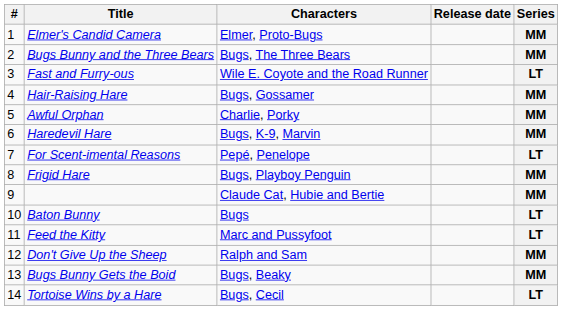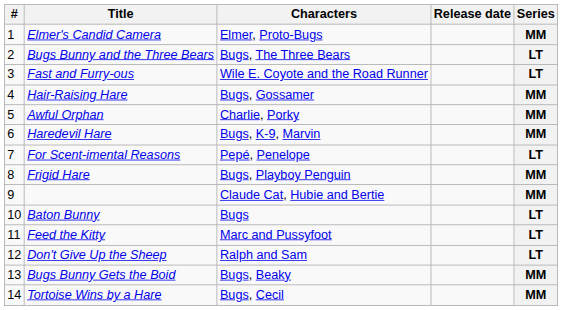(536, 54) MM -> (536, 54) LT
(536, 255) MM -> (536, 255) LT
(536, 295) LT -> (536, 295) MM
